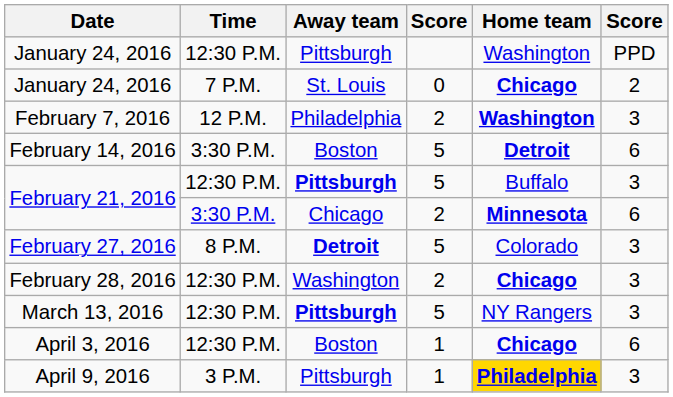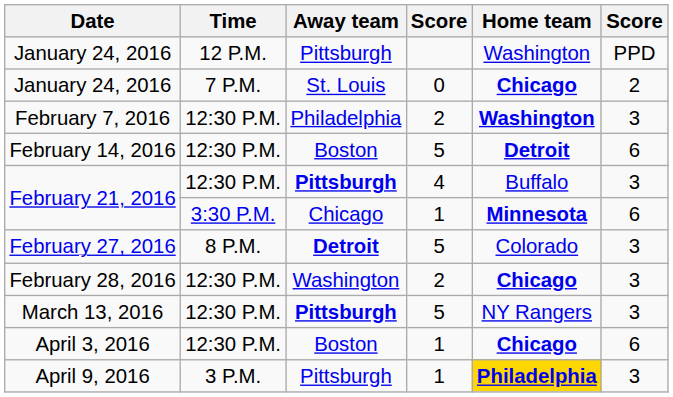(233, 53) 12:30 P.M. -> (233, 53) 12 P.M.
(233, 118) 12 P.M. -> (233, 118) 12:30 P.M.
(233, 150) 3:30 P.M. -> (233, 150) 12:30 P.M.
(439, 182) 5 -> (439, 182) 4
(439, 214) 2 -> (439, 214) 1
